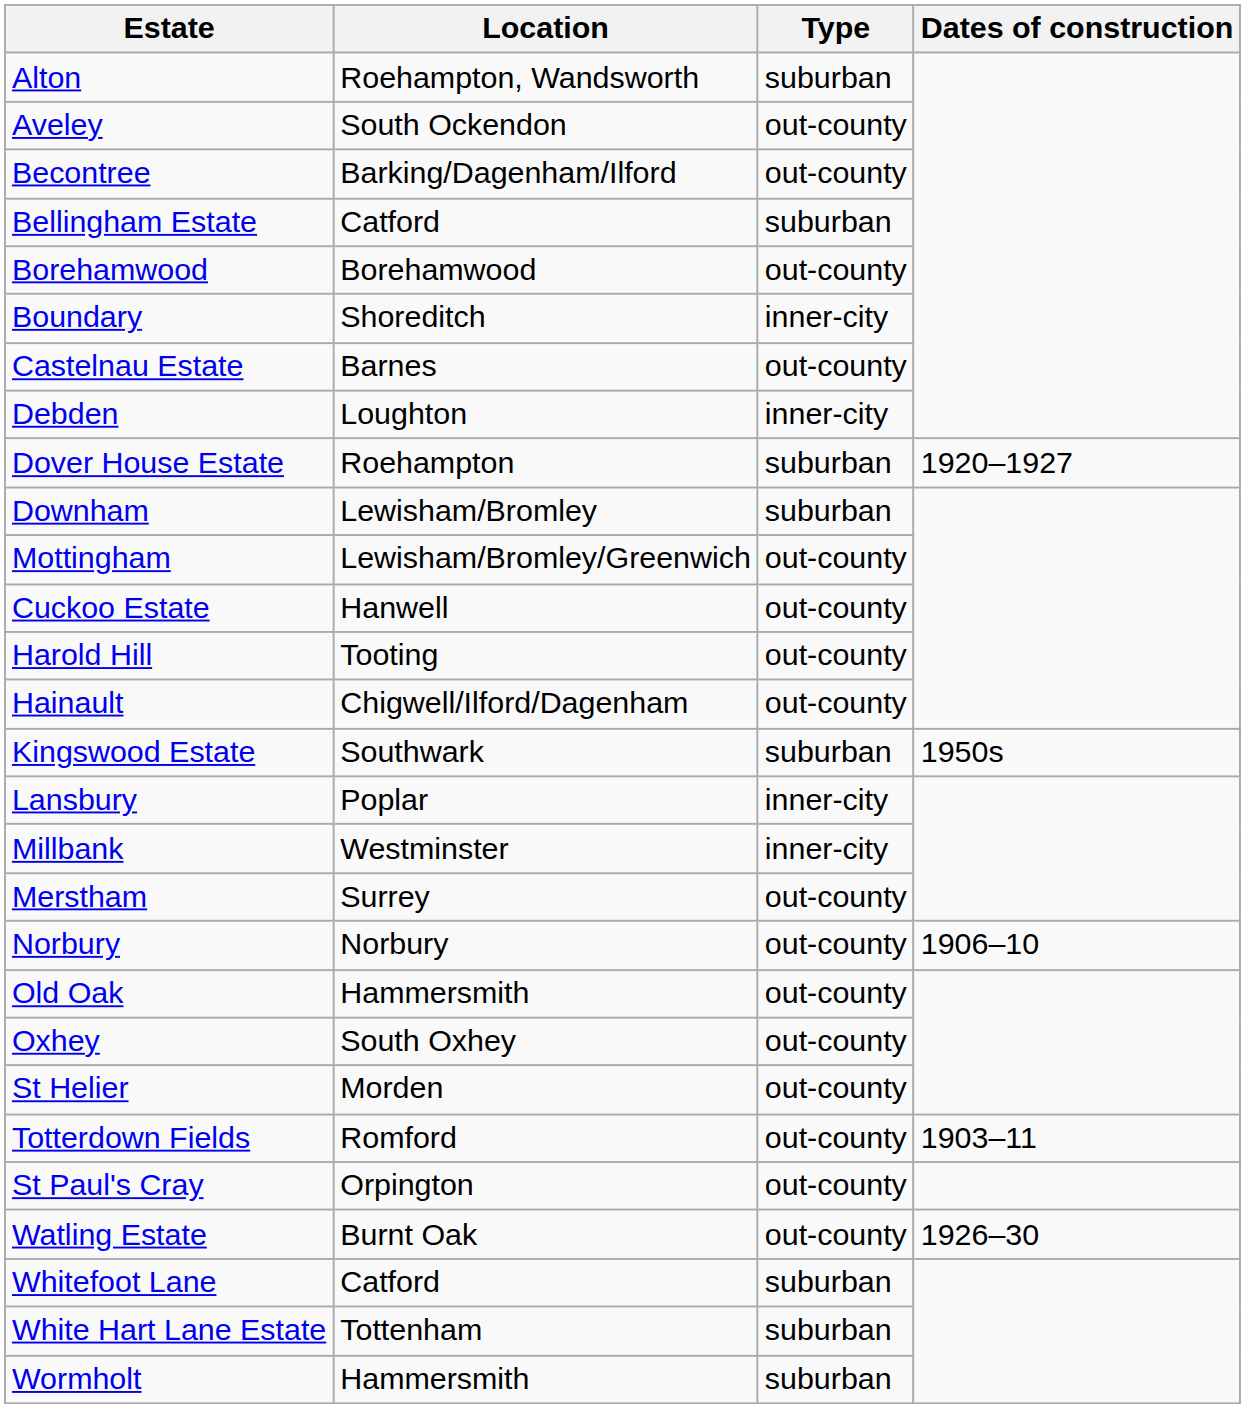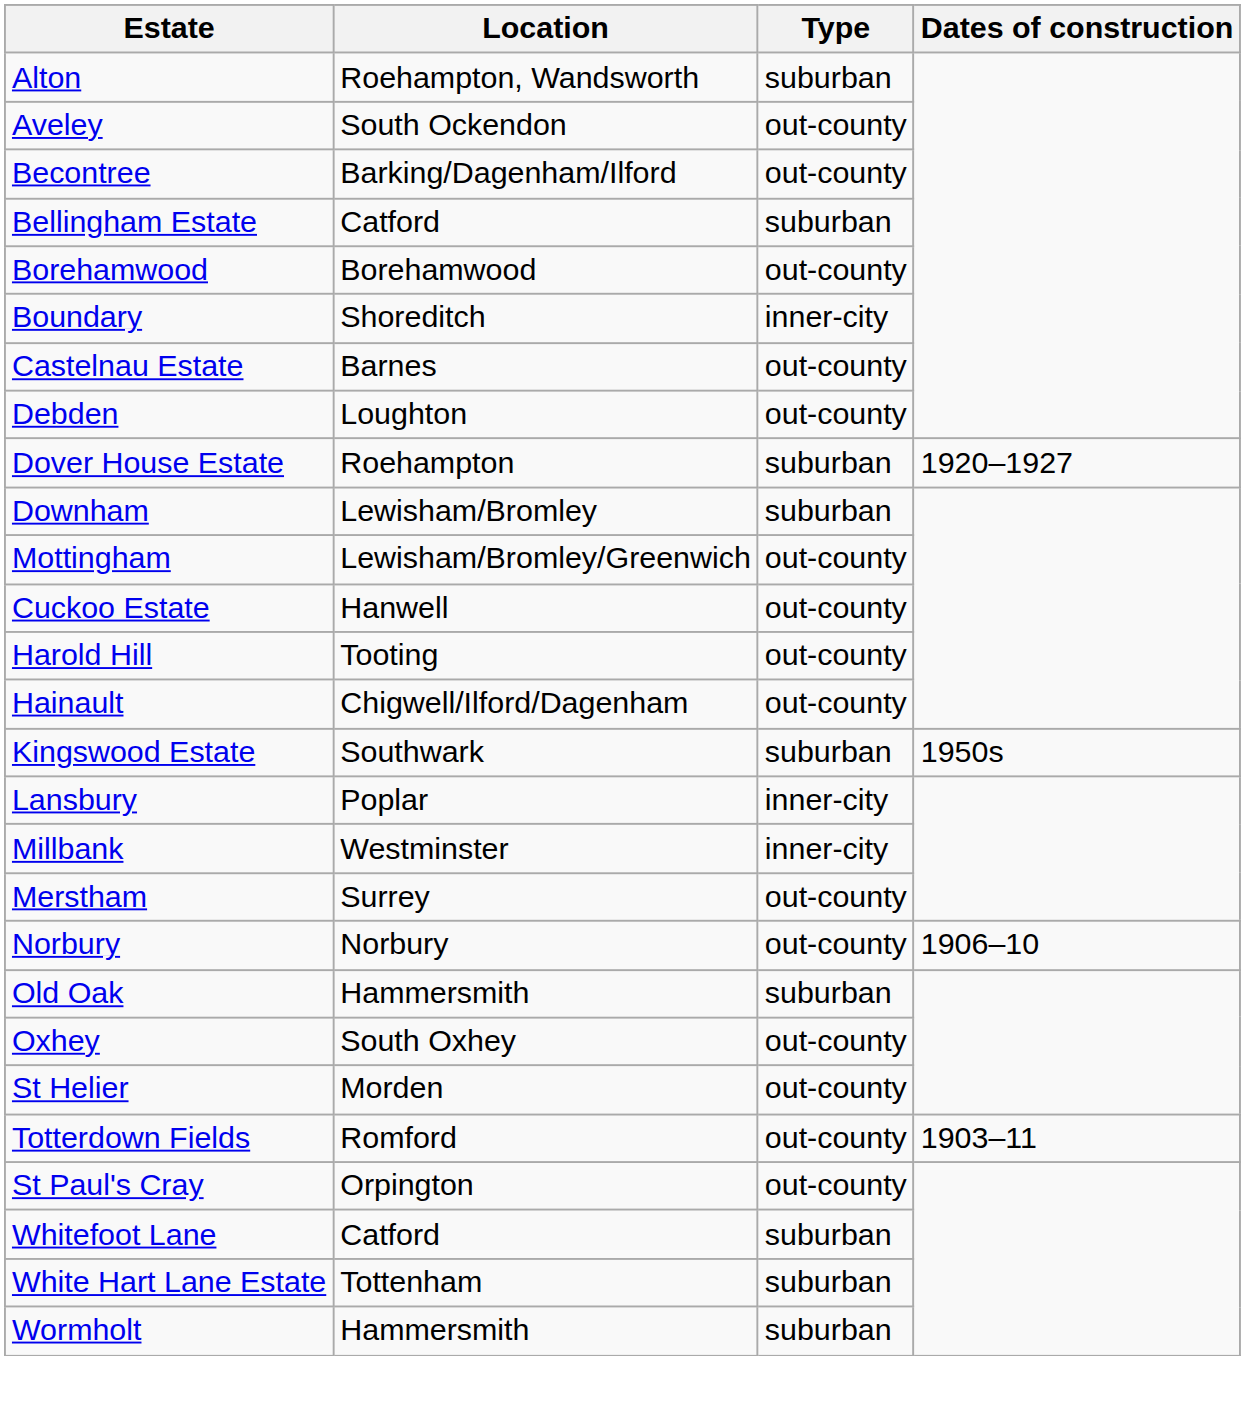(826, 414) inner-city -> (836, 414) out-county
(836, 992) out-county -> (828, 992) suburban
- row: (109, 1233)
